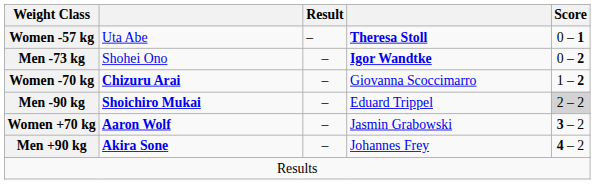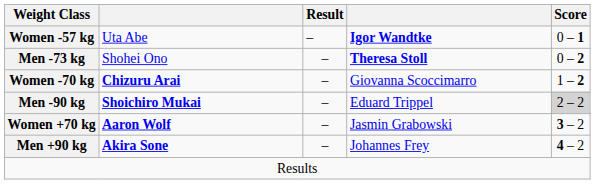(389, 37) Theresa Stoll -> (391, 37) Igor Wandtke
(391, 59) Igor Wandtke -> (389, 59) Theresa Stoll
